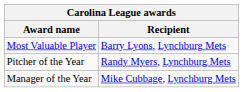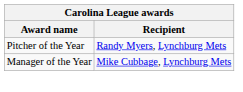- row: (51, 45)
